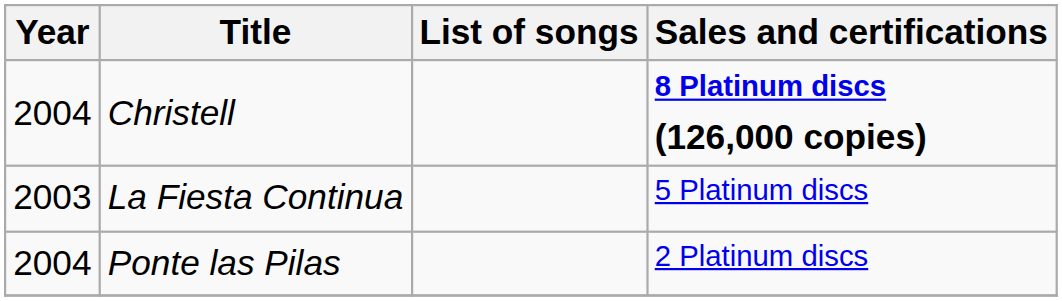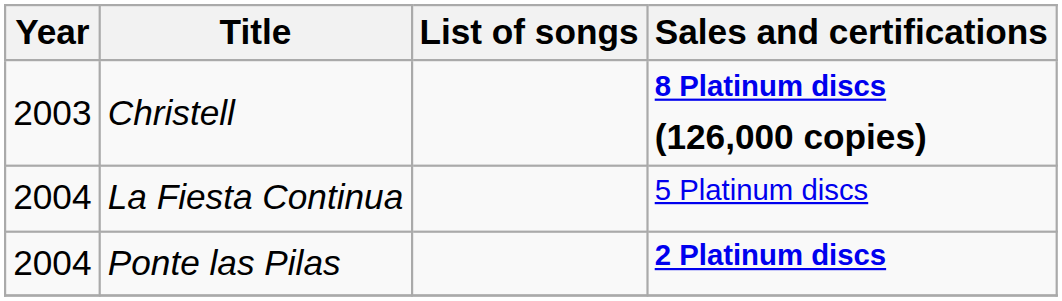(52, 112) 2004 -> (52, 112) 2003
(52, 197) 2003 -> (52, 197) 2004
(761, 256) normal -> (770, 263) bold
